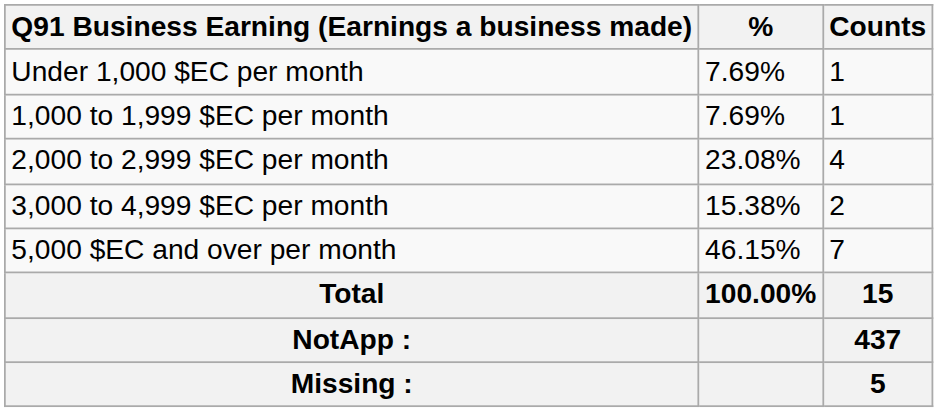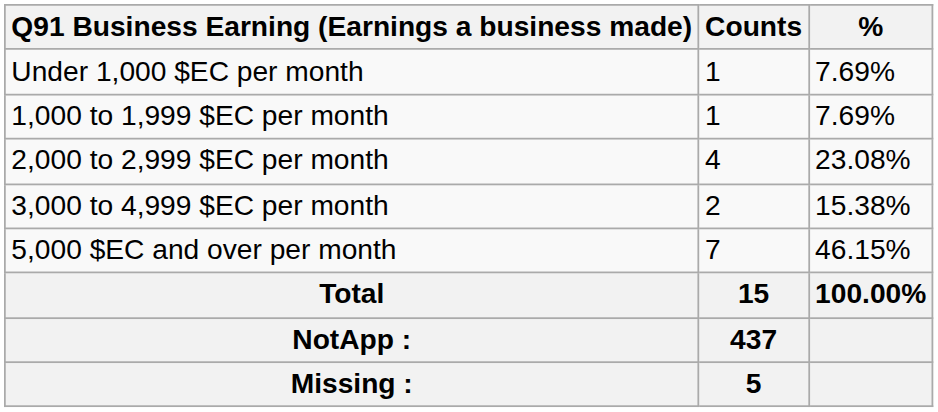columns swapped: (878, 26) <-> (761, 26)
